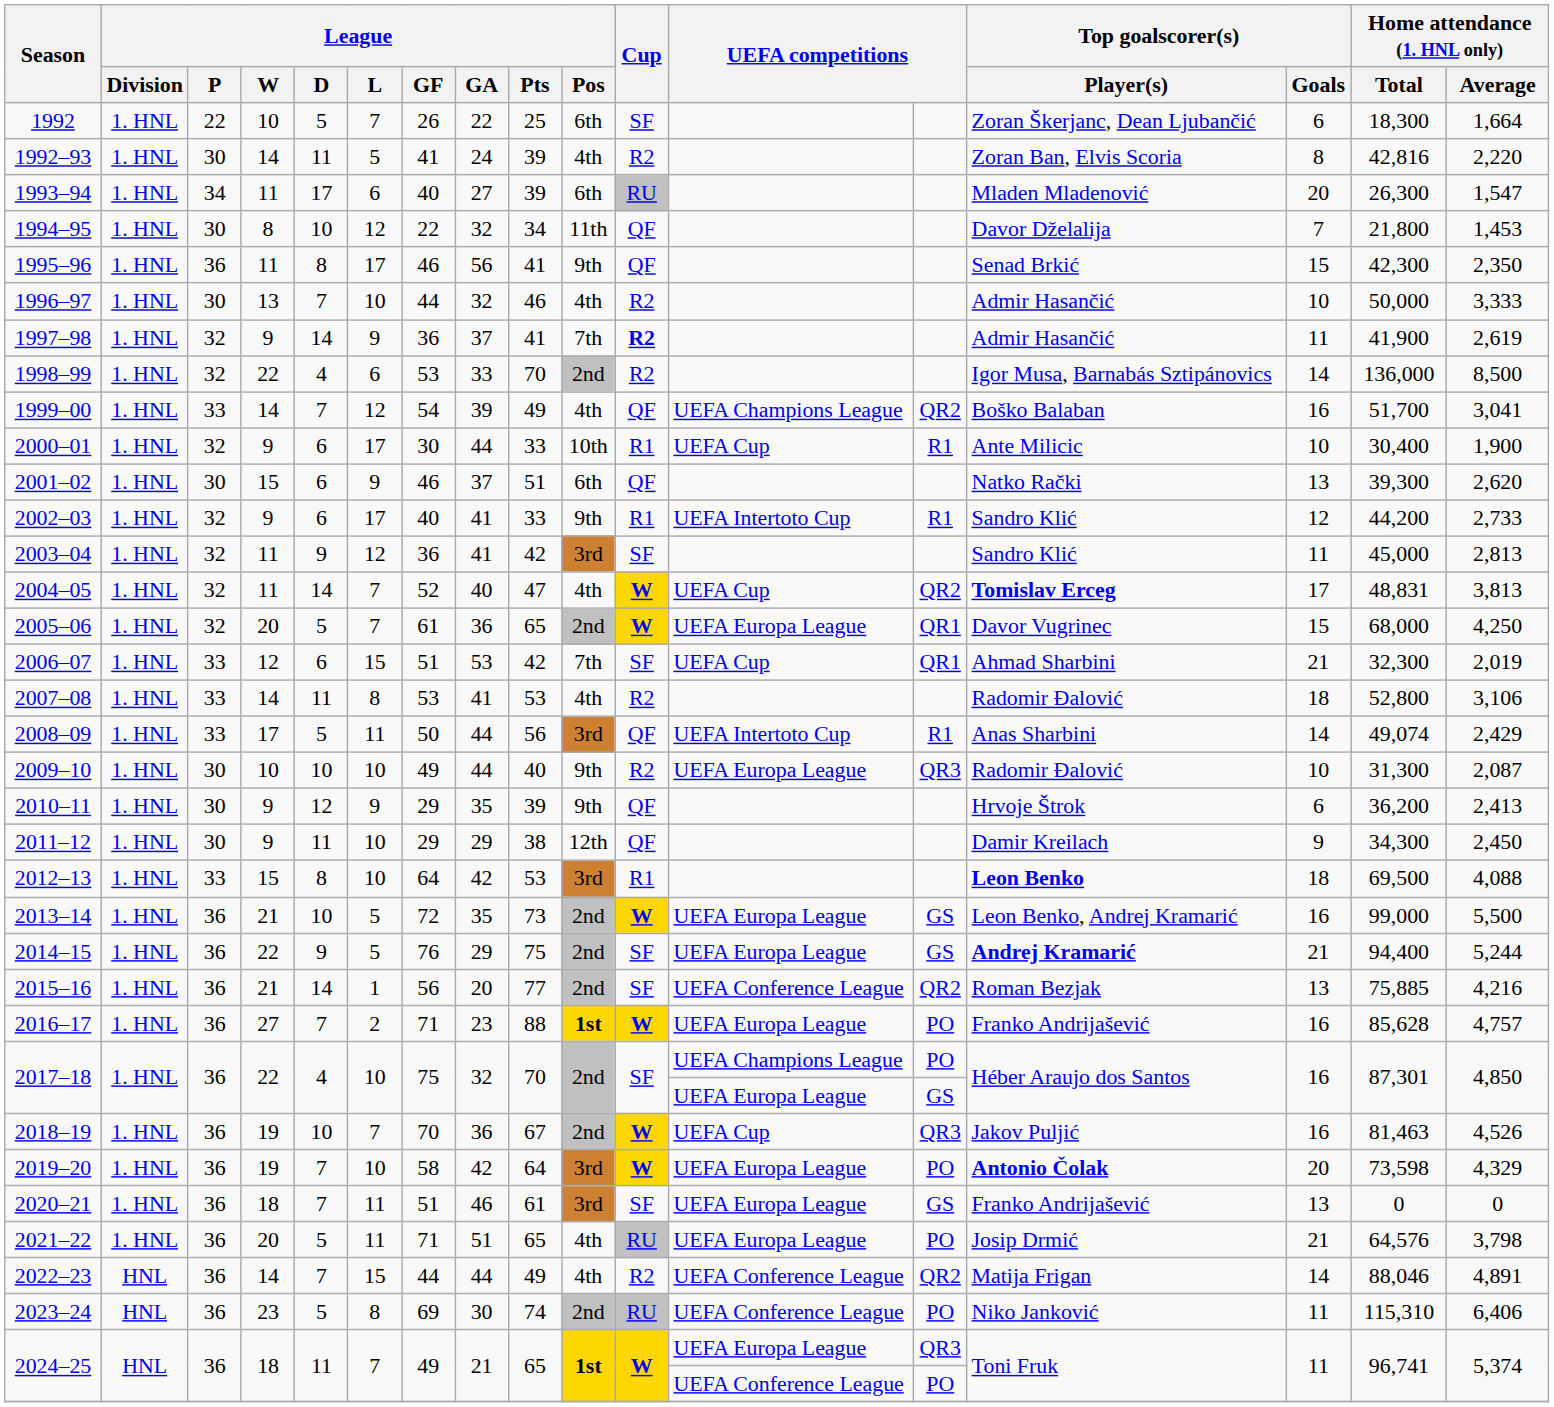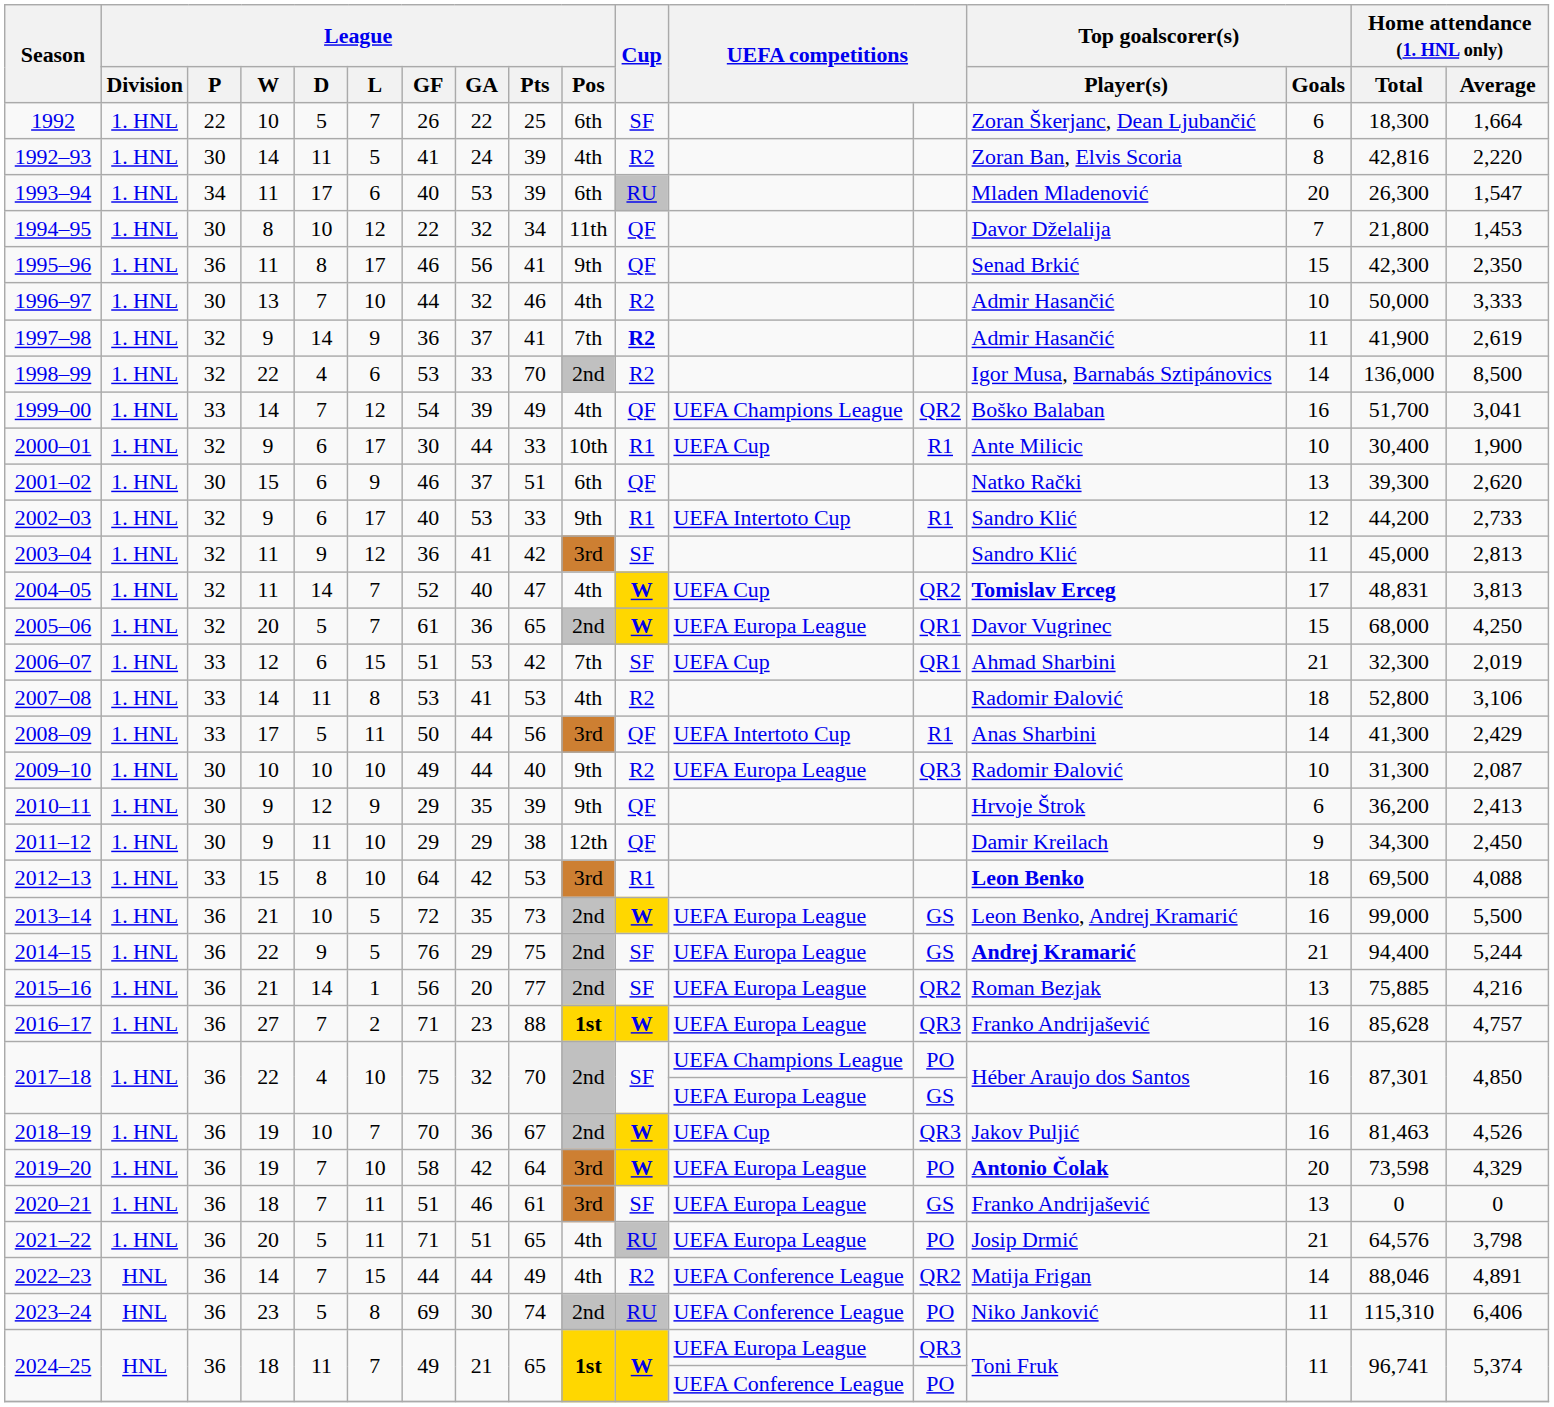(482, 193) 27 -> (482, 193) 53
(482, 517) 41 -> (482, 517) 53
(1399, 734) 49,074 -> (1399, 734) 41,300
(789, 986) UEFA Conference League -> (770, 986) UEFA Europa League
(940, 1023) PO -> (940, 1023) QR3
